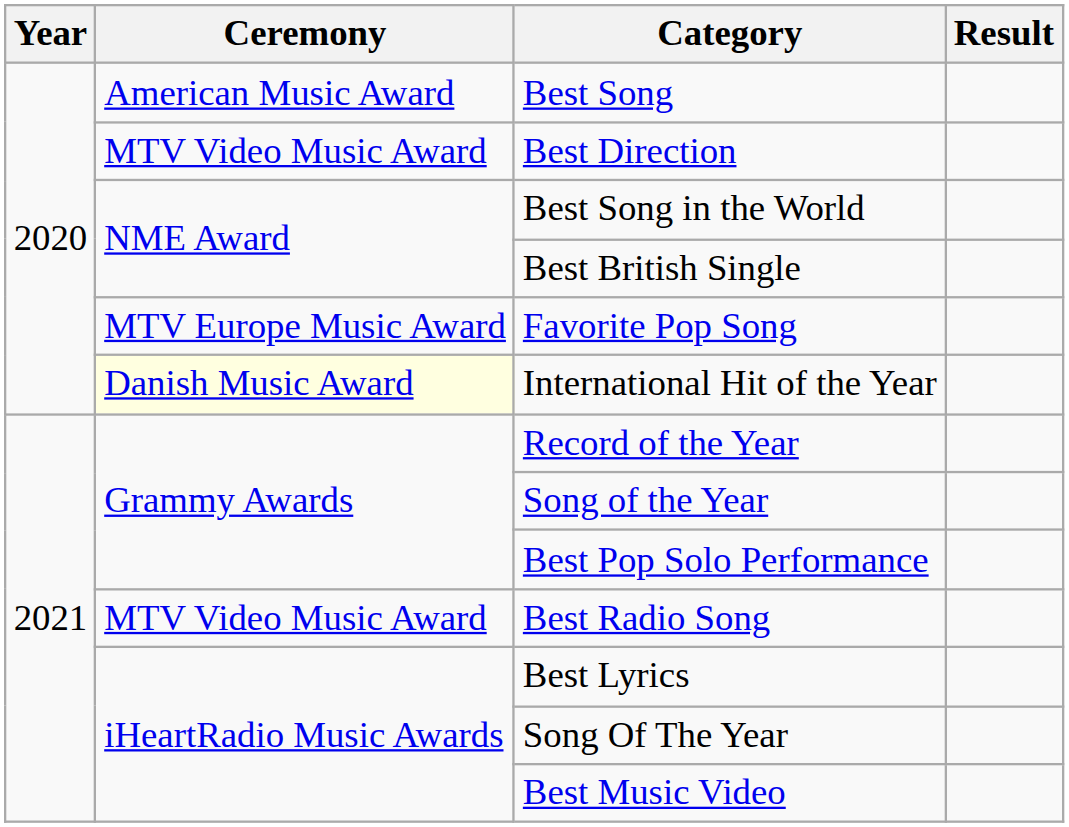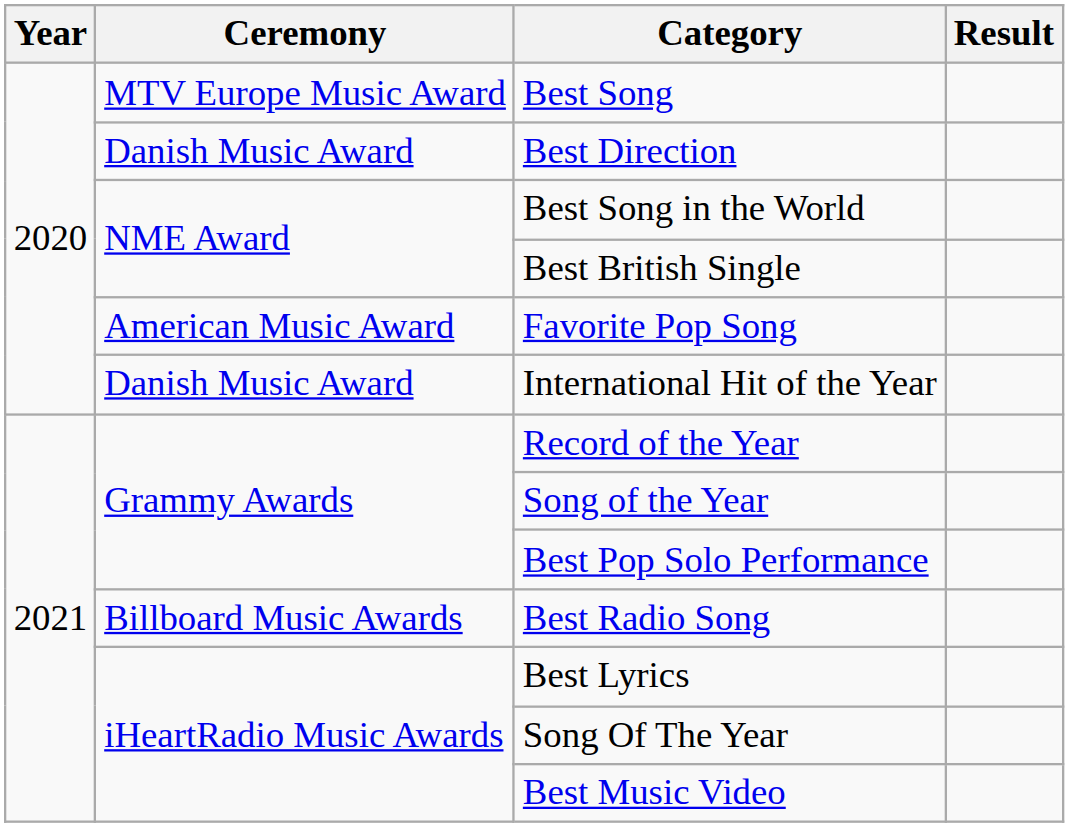(279, 92) American Music Award -> (305, 92) MTV Europe Music Award
(295, 150) MTV Video Music Award -> (259, 150) Danish Music Award
(305, 325) MTV Europe Music Award -> (279, 325) American Music Award
(259, 383) lightyellow background -> (259, 383) no background
(295, 617) MTV Video Music Award -> (283, 617) Billboard Music Awards
